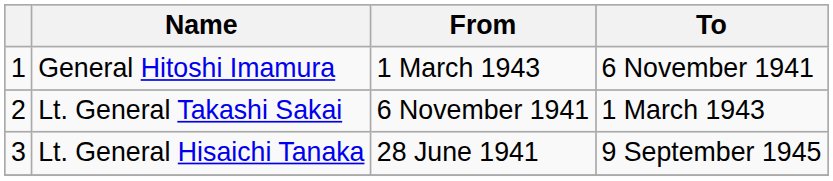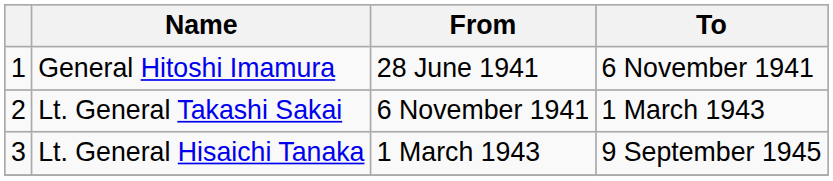(458, 68) 1 March 1943 -> (458, 68) 28 June 1941
(458, 152) 28 June 1941 -> (458, 152) 1 March 1943
